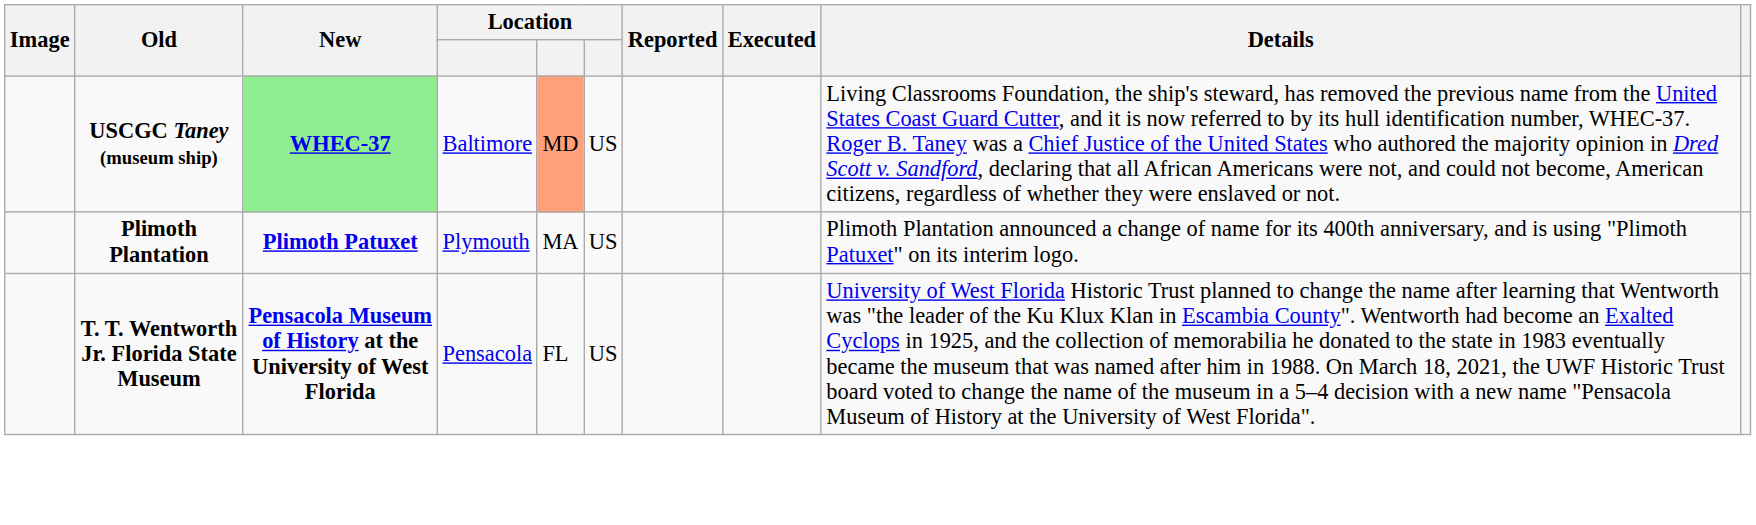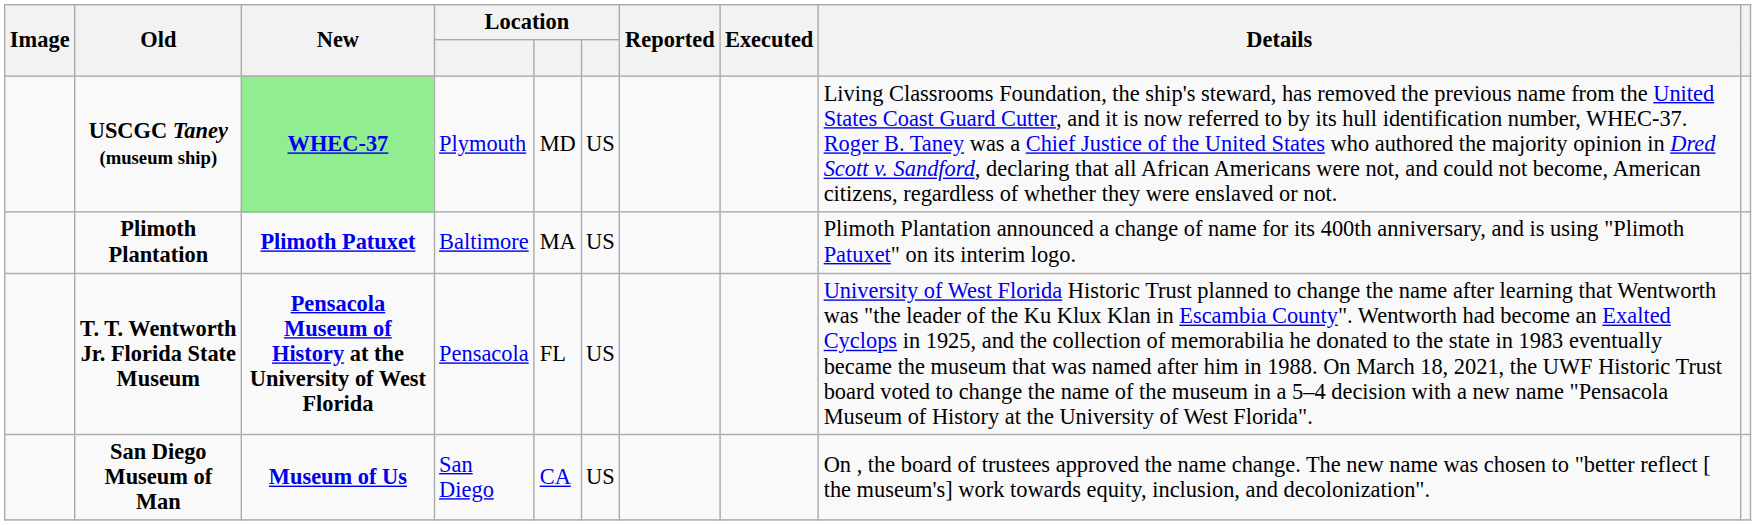(487, 143) Baltimore -> (483, 143) Plymouth
(560, 143) lightsalmon background -> (558, 143) no background
(486, 242) Plymouth -> (484, 242) Baltimore
+ row: (158, 477)
